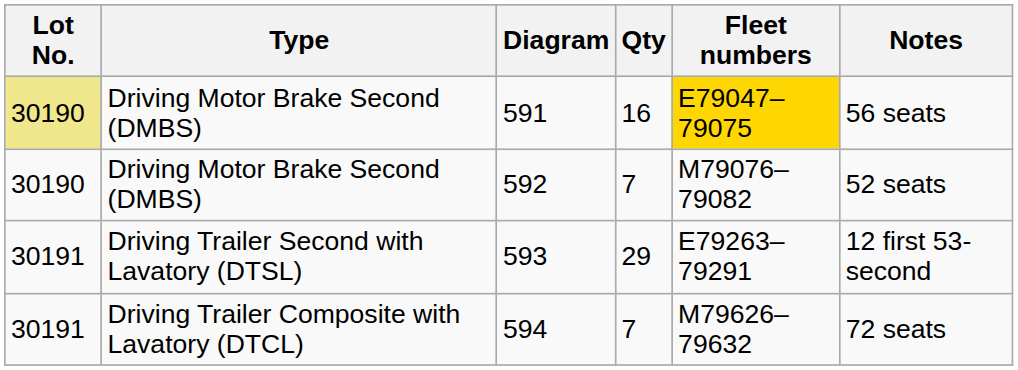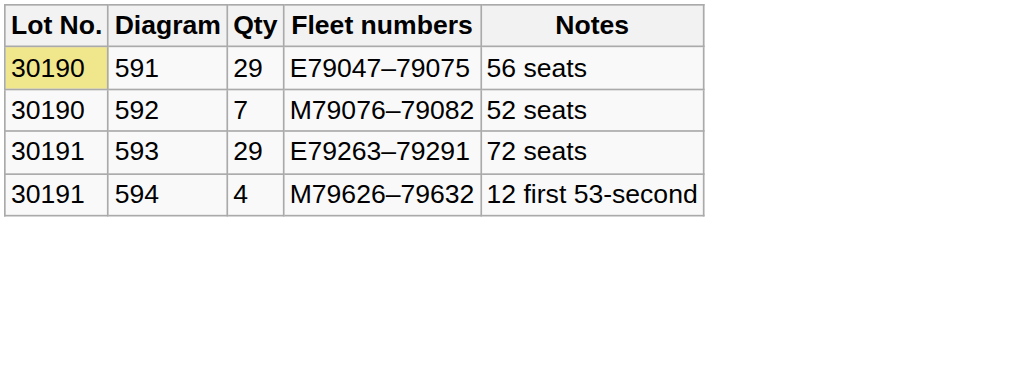- column: (299, 40)
(636, 112) 16 -> (248, 67) 29
(731, 112) gold background -> (380, 67) no background
(908, 256) 12 first 53-second -> (537, 151) 72 seats
(629, 328) 7 -> (241, 194) 4
(896, 328) 72 seats -> (592, 194) 12 first 53-second
